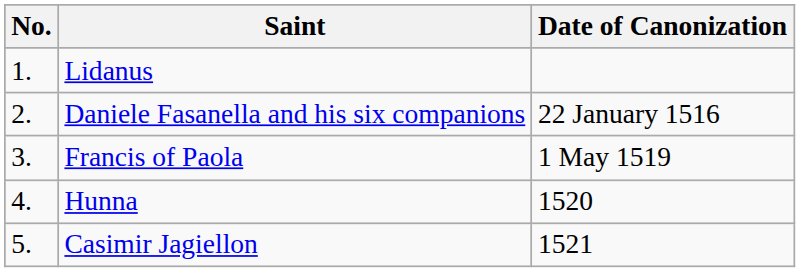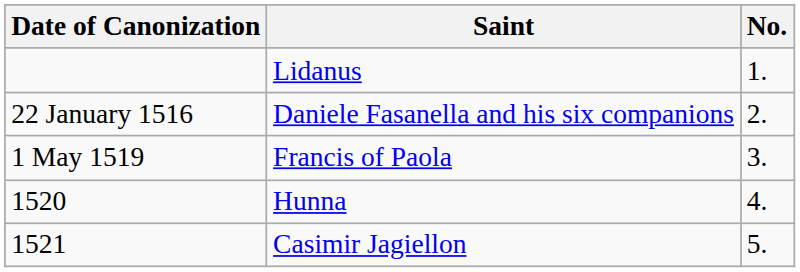columns swapped: (31, 26) <-> (663, 26)
